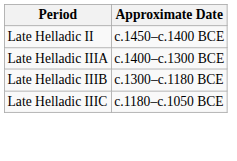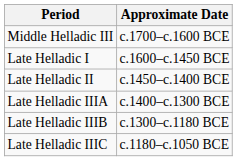+ row: (60, 36)
+ row: (48, 58)
